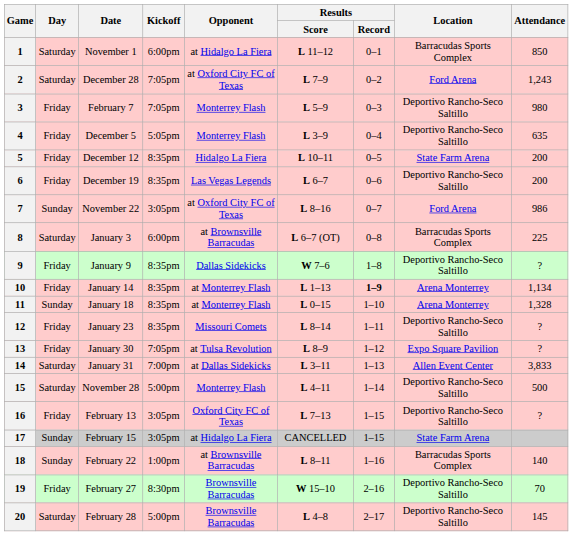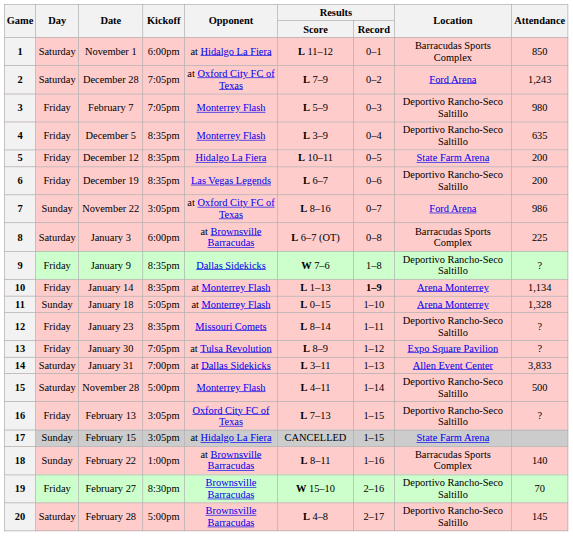(164, 136) 5:05pm -> (164, 136) 8:35pm
(164, 304) 8:35pm -> (164, 304) 5:05pm
